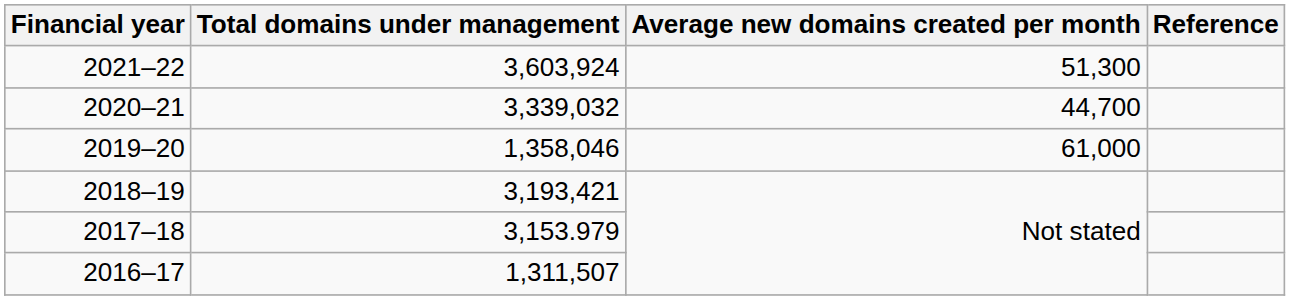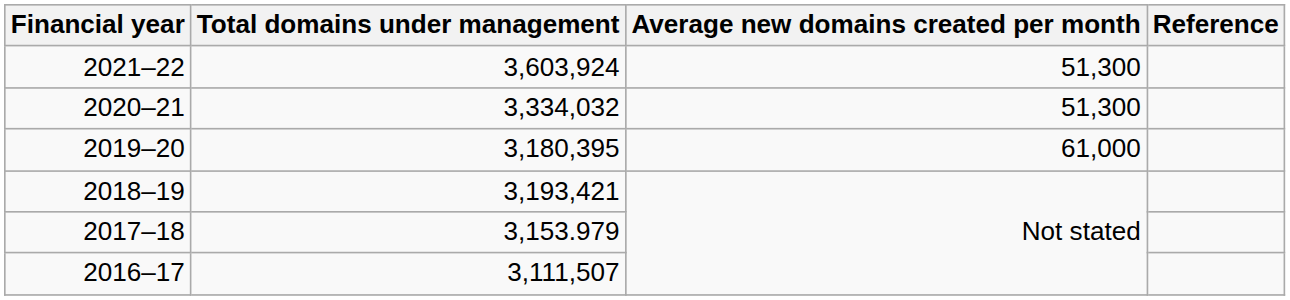(561, 107) 3,339,032 -> (561, 107) 3,334,032
(1101, 107) 44,700 -> (1101, 107) 51,300
(561, 149) 1,358,046 -> (561, 149) 3,180,395
(562, 273) 1,311,507 -> (563, 273) 3,111,507
